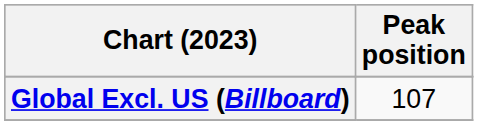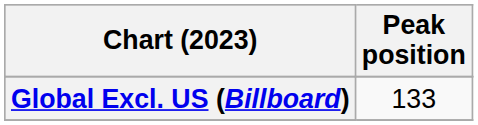(414, 98) 107 -> (414, 98) 133
